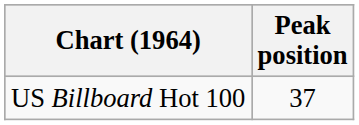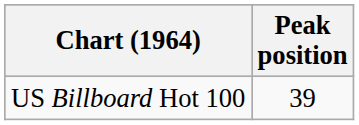(303, 97) 37 -> (303, 97) 39
